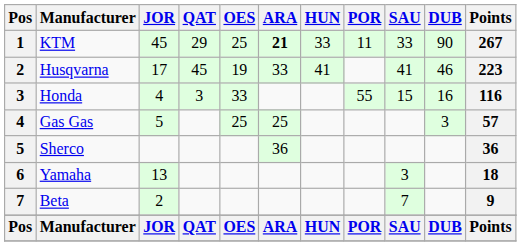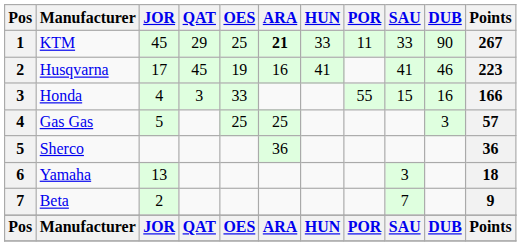(280, 69) 33 -> (280, 69) 16
(490, 95) 116 -> (490, 95) 166
